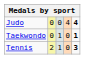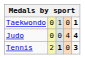rows swapped: (15, 23) <-> (26, 35)
(60, 47) normal -> (60, 47) bold
